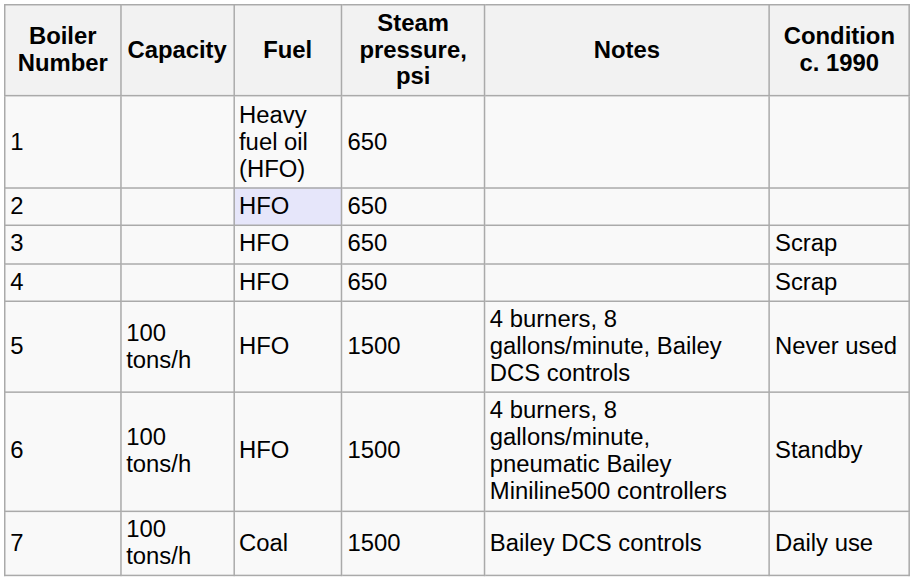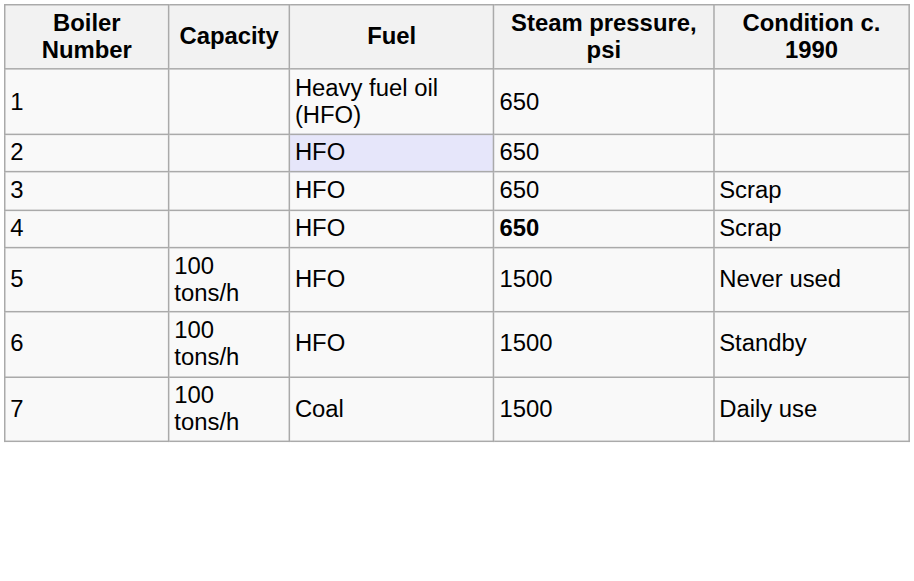- column: (627, 50)
(367, 281) normal -> (519, 228) bold
